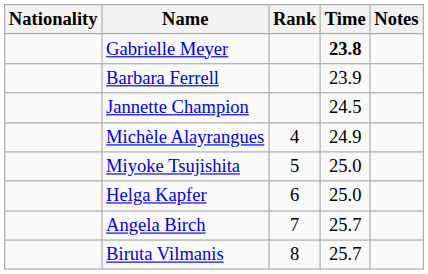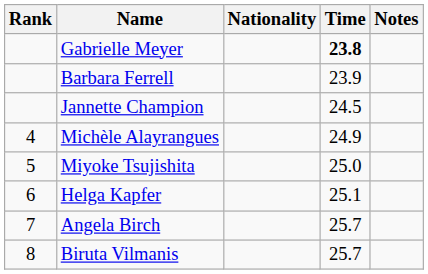columns swapped: (295, 19) <-> (53, 19)
(345, 195) 25.0 -> (345, 195) 25.1
